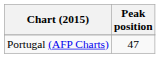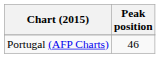(133, 44) 47 -> (133, 44) 46
